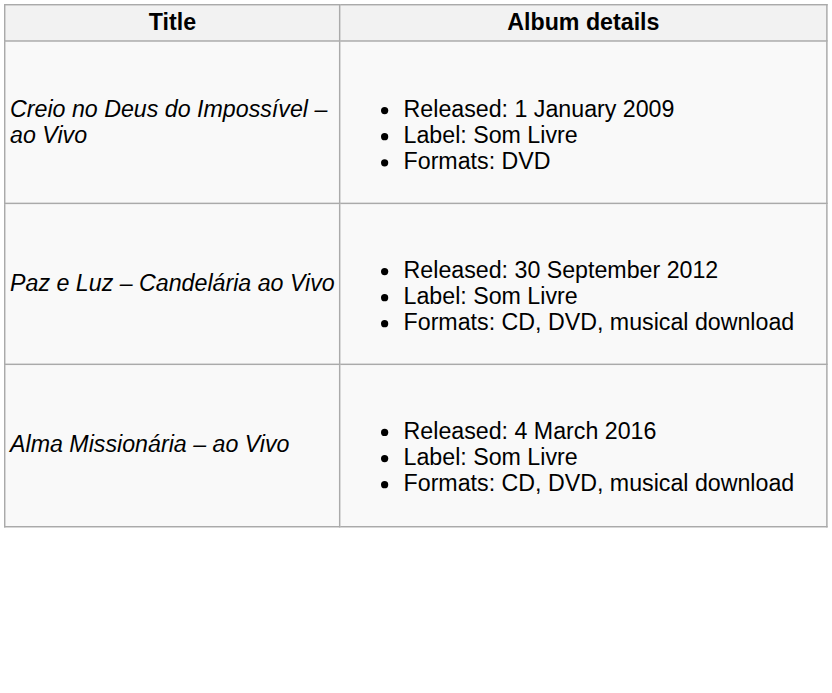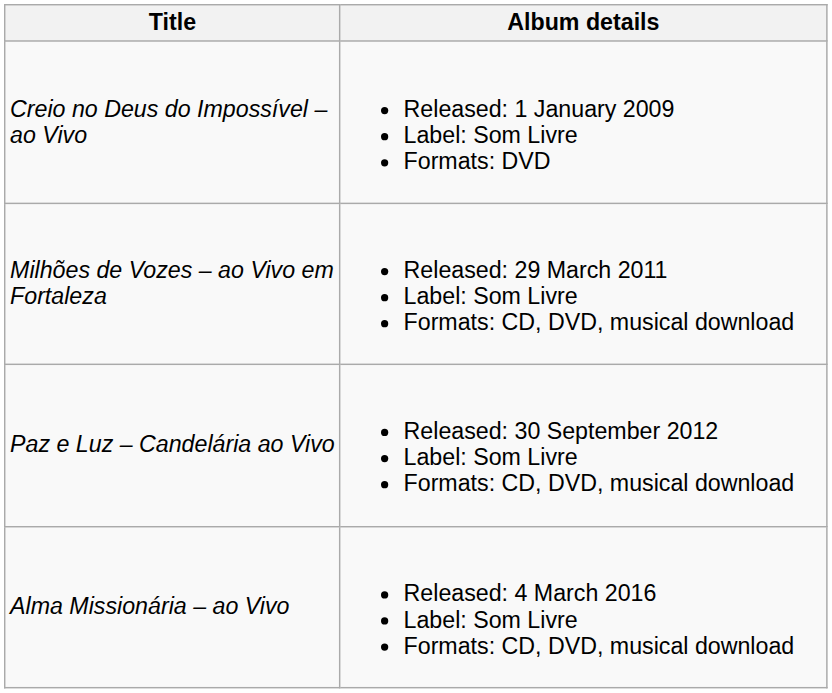+ row: (172, 283)
